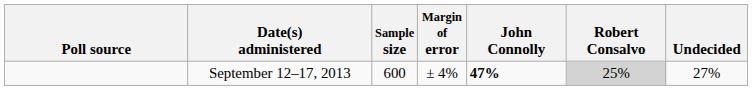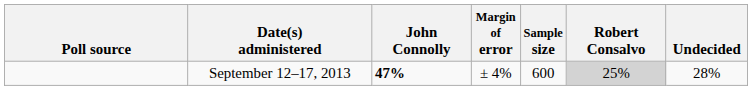columns swapped: (395, 42) <-> (516, 41)
(707, 73) 27% -> (707, 73) 28%
